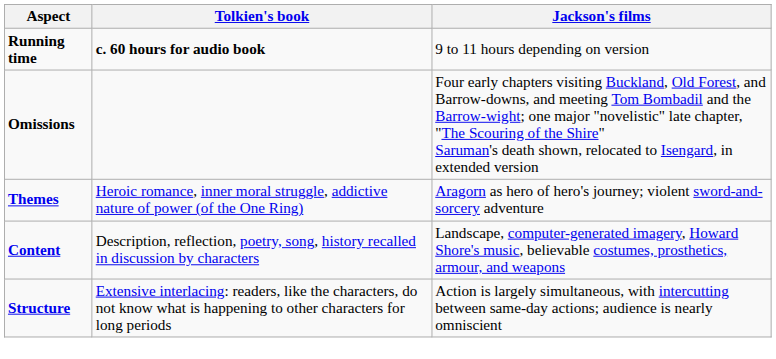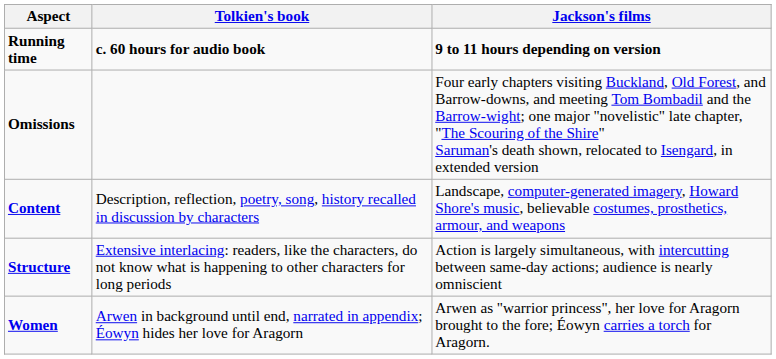(542, 49) normal -> (548, 49) bold
- row: (33, 200)
+ row: (33, 325)
